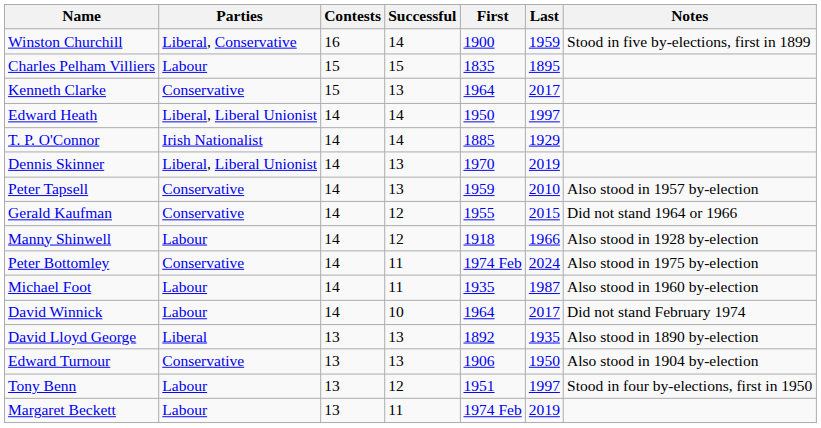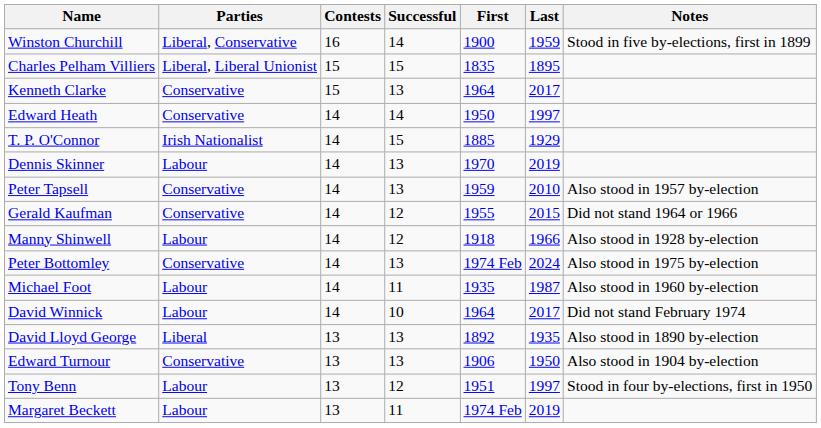(185, 66) Labour -> (240, 66) Liberal, Liberal Unionist
(240, 115) Liberal, Liberal Unionist -> (203, 115) Conservative
(396, 139) 14 -> (396, 139) 15
(240, 164) Liberal, Liberal Unionist -> (185, 164) Labour
(396, 262) 11 -> (396, 262) 13
